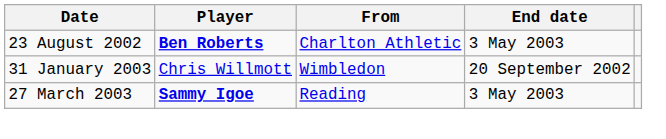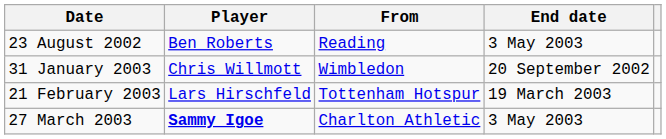(211, 43) bold -> (221, 43) normal
(380, 43) Charlton Athletic -> (352, 43) Reading
+ row: (85, 95)
(333, 95) Reading -> (399, 121) Charlton Athletic
